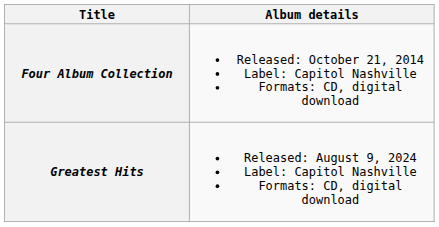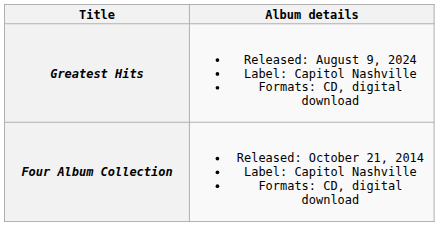rows swapped: (97, 73) <-> (97, 172)
